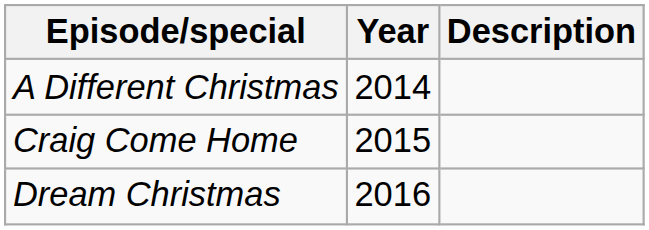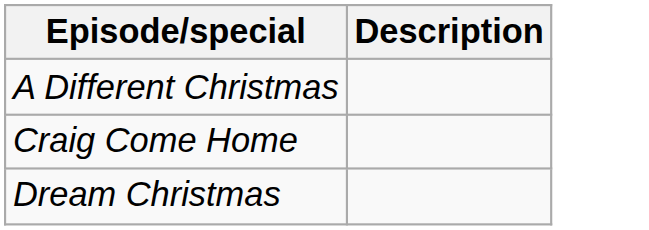- column: (393, 31)
